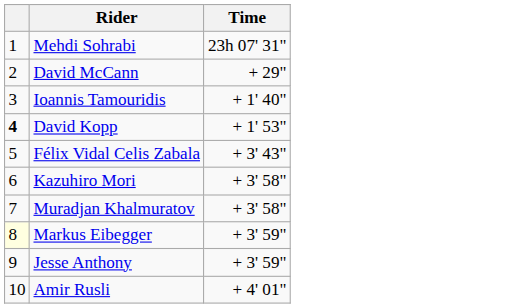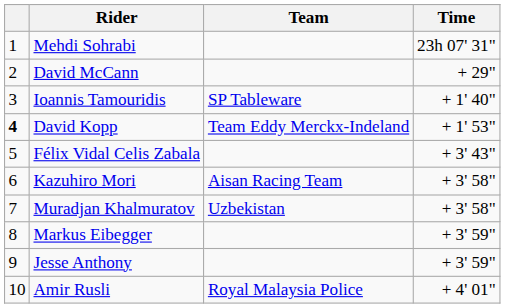+ column: (309, 18)
(13, 235) lightyellow background -> (13, 235) no background
